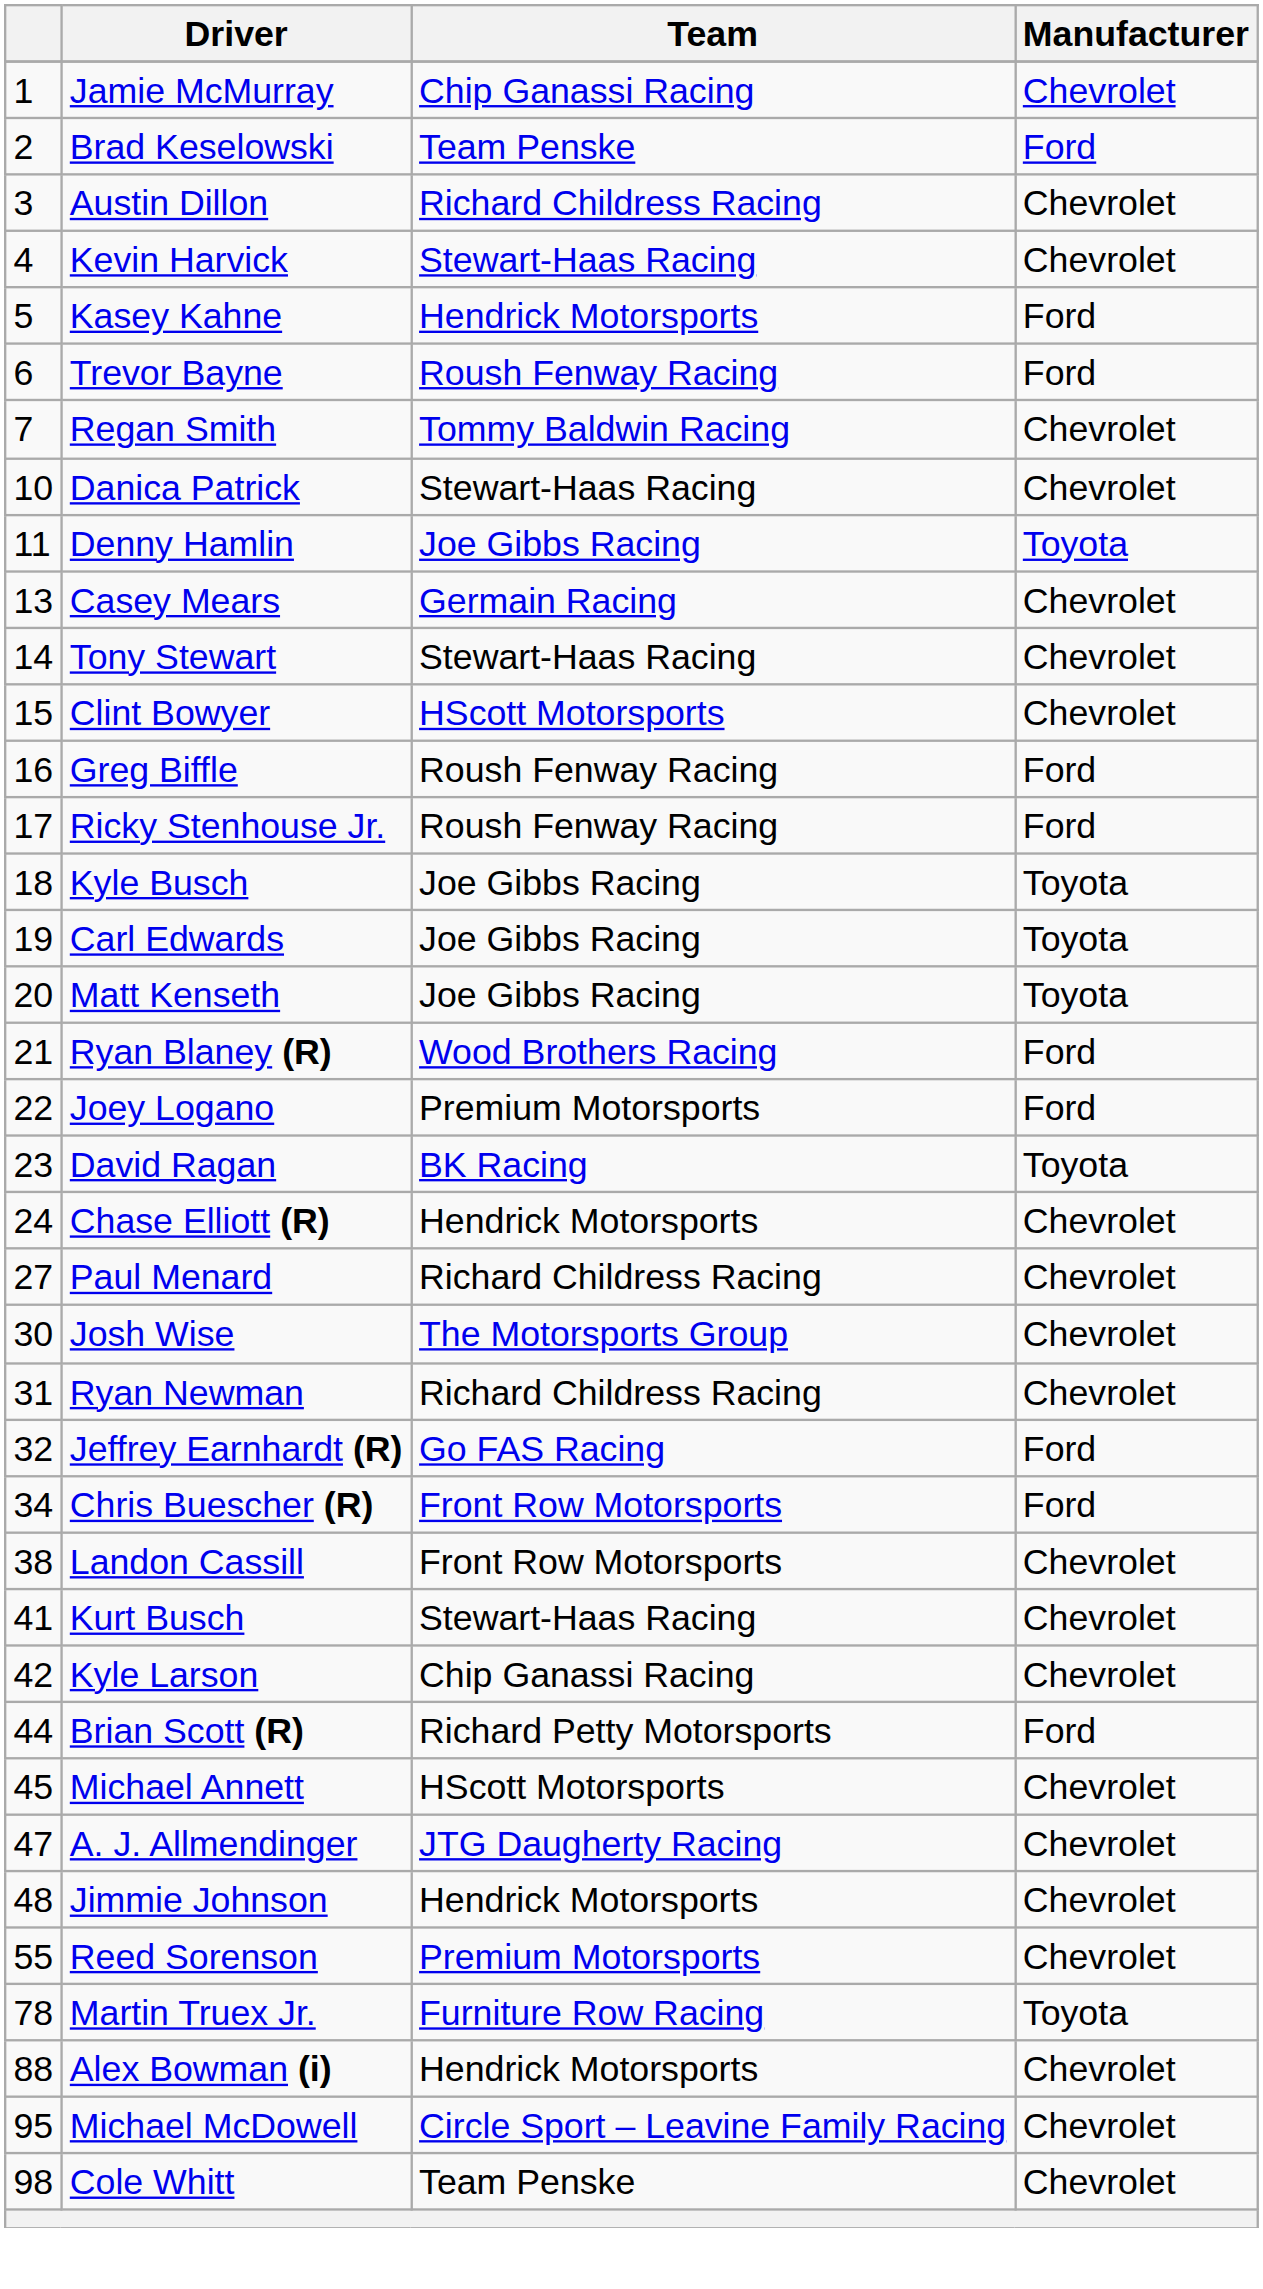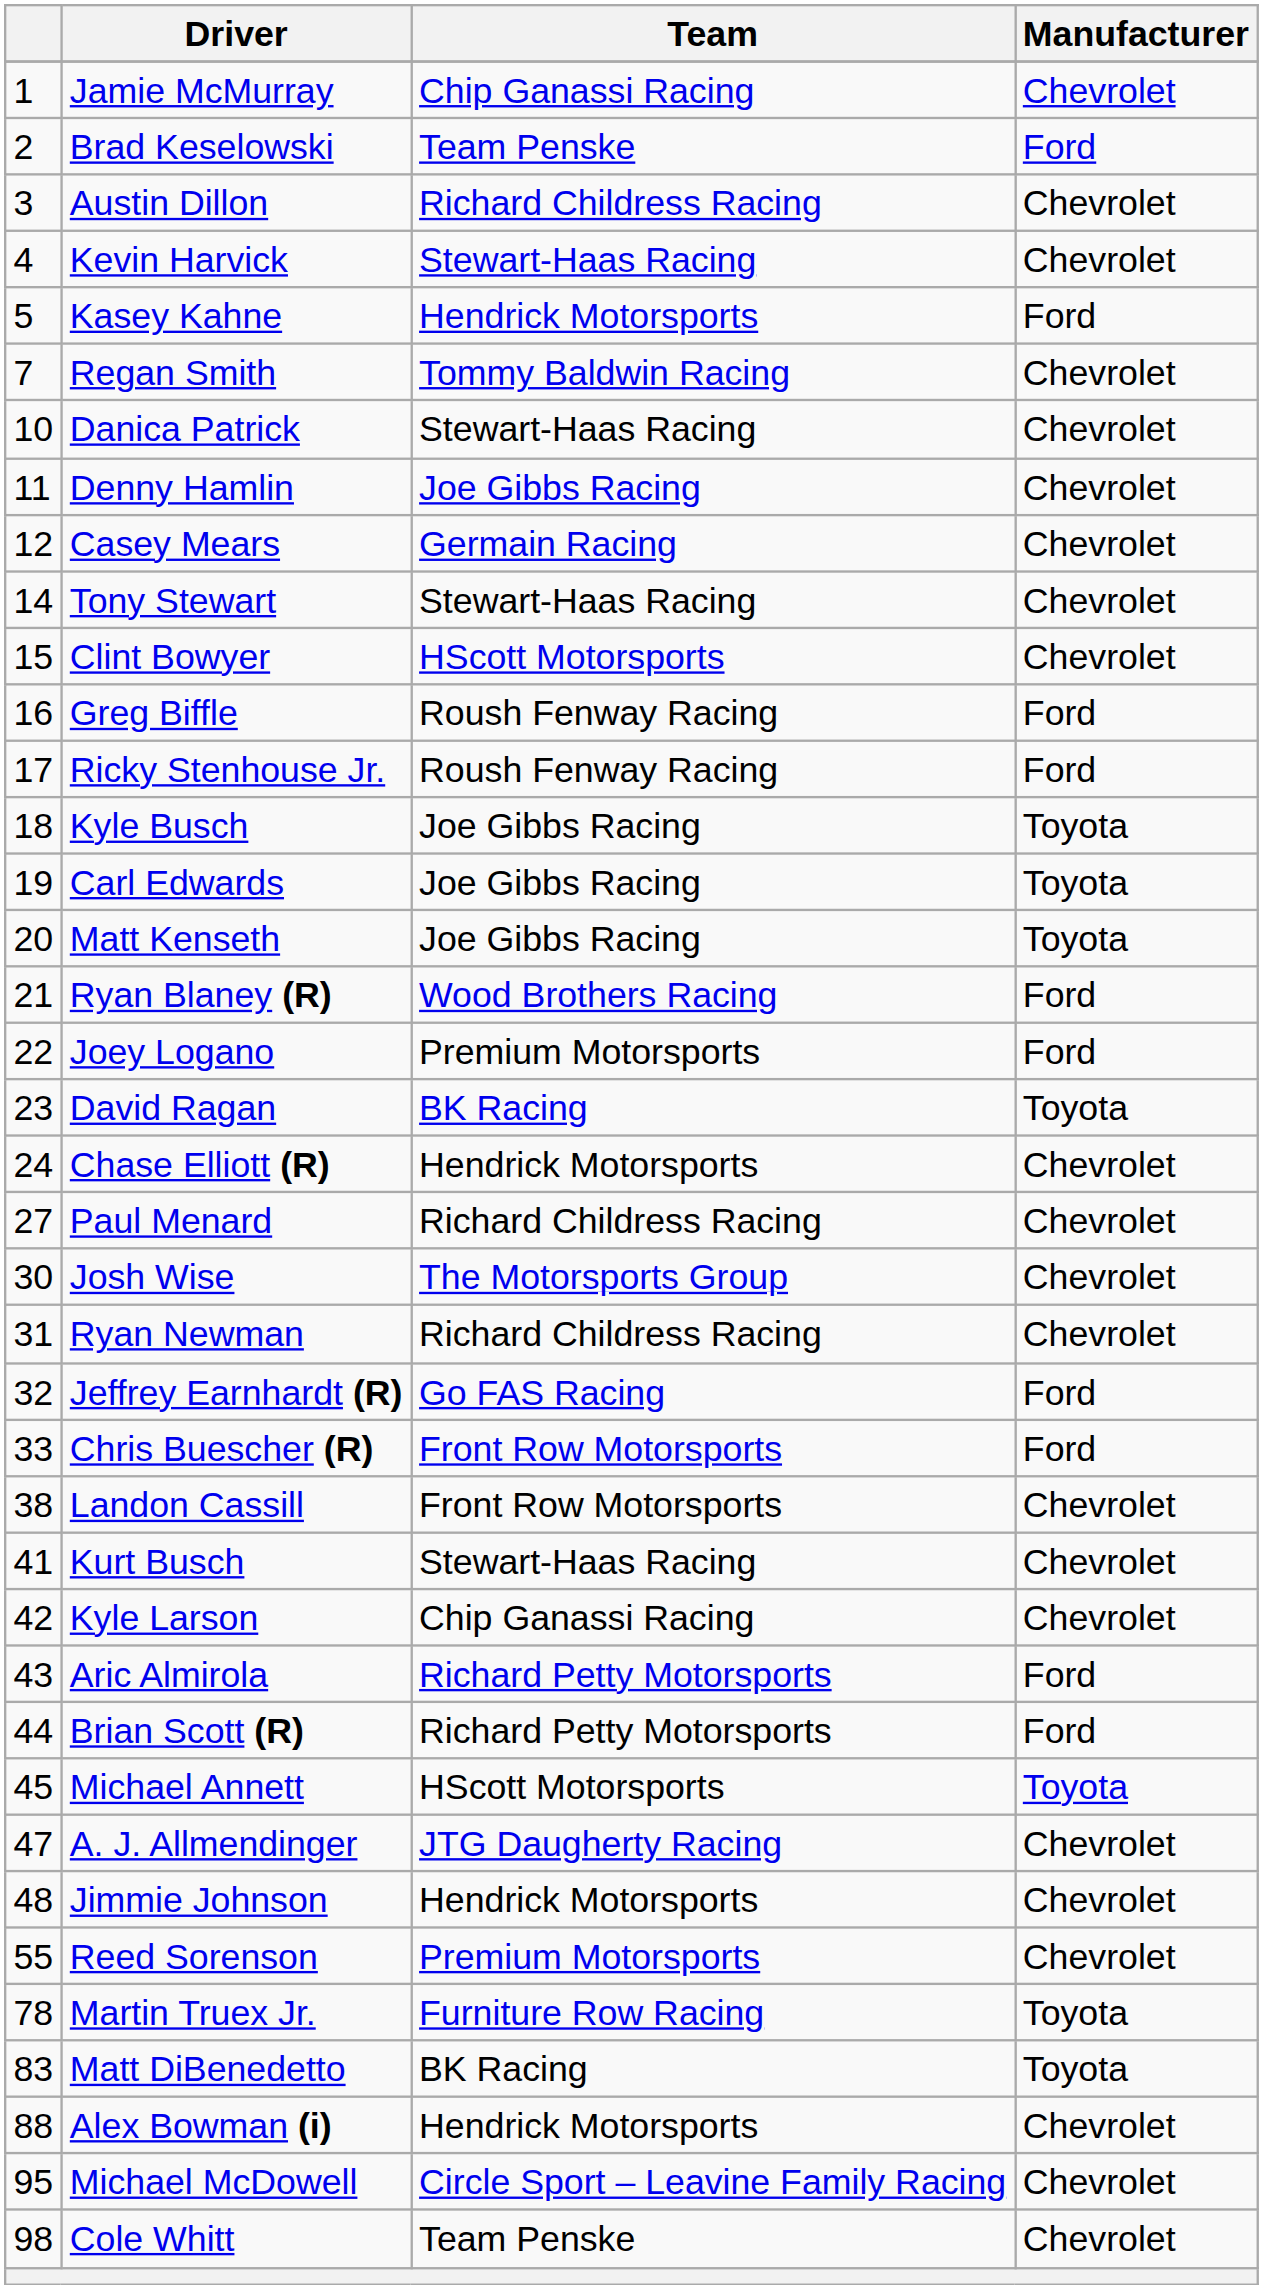- row: (176, 373)
(1075, 543) Toyota -> (1099, 486) Chevrolet
(33, 599) 13 -> (33, 543) 12
(33, 1504) 34 -> (33, 1447) 33
+ row: (169, 1673)
(1099, 1787) Chevrolet -> (1075, 1787) Toyota
+ row: (208, 2069)
